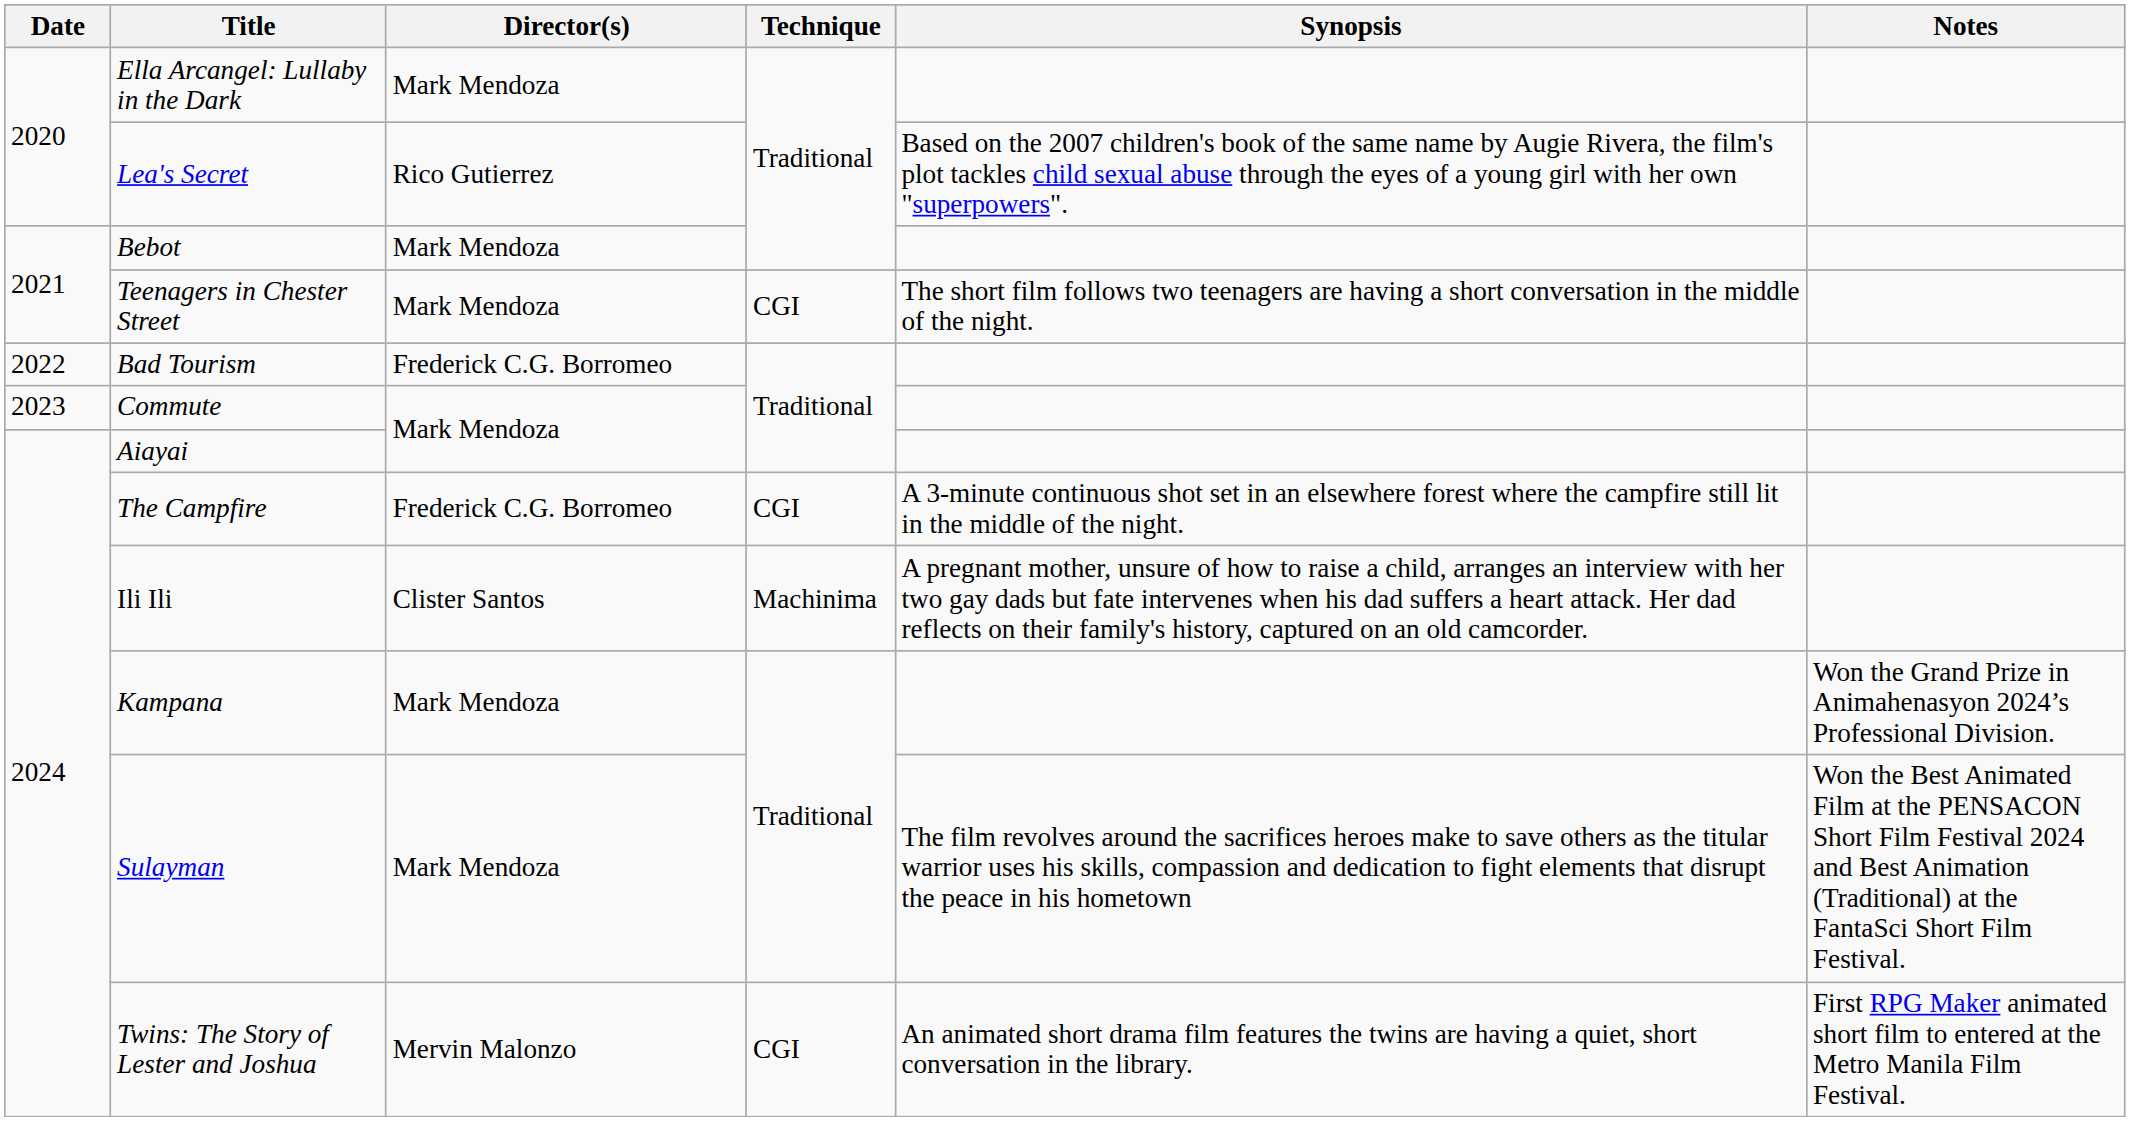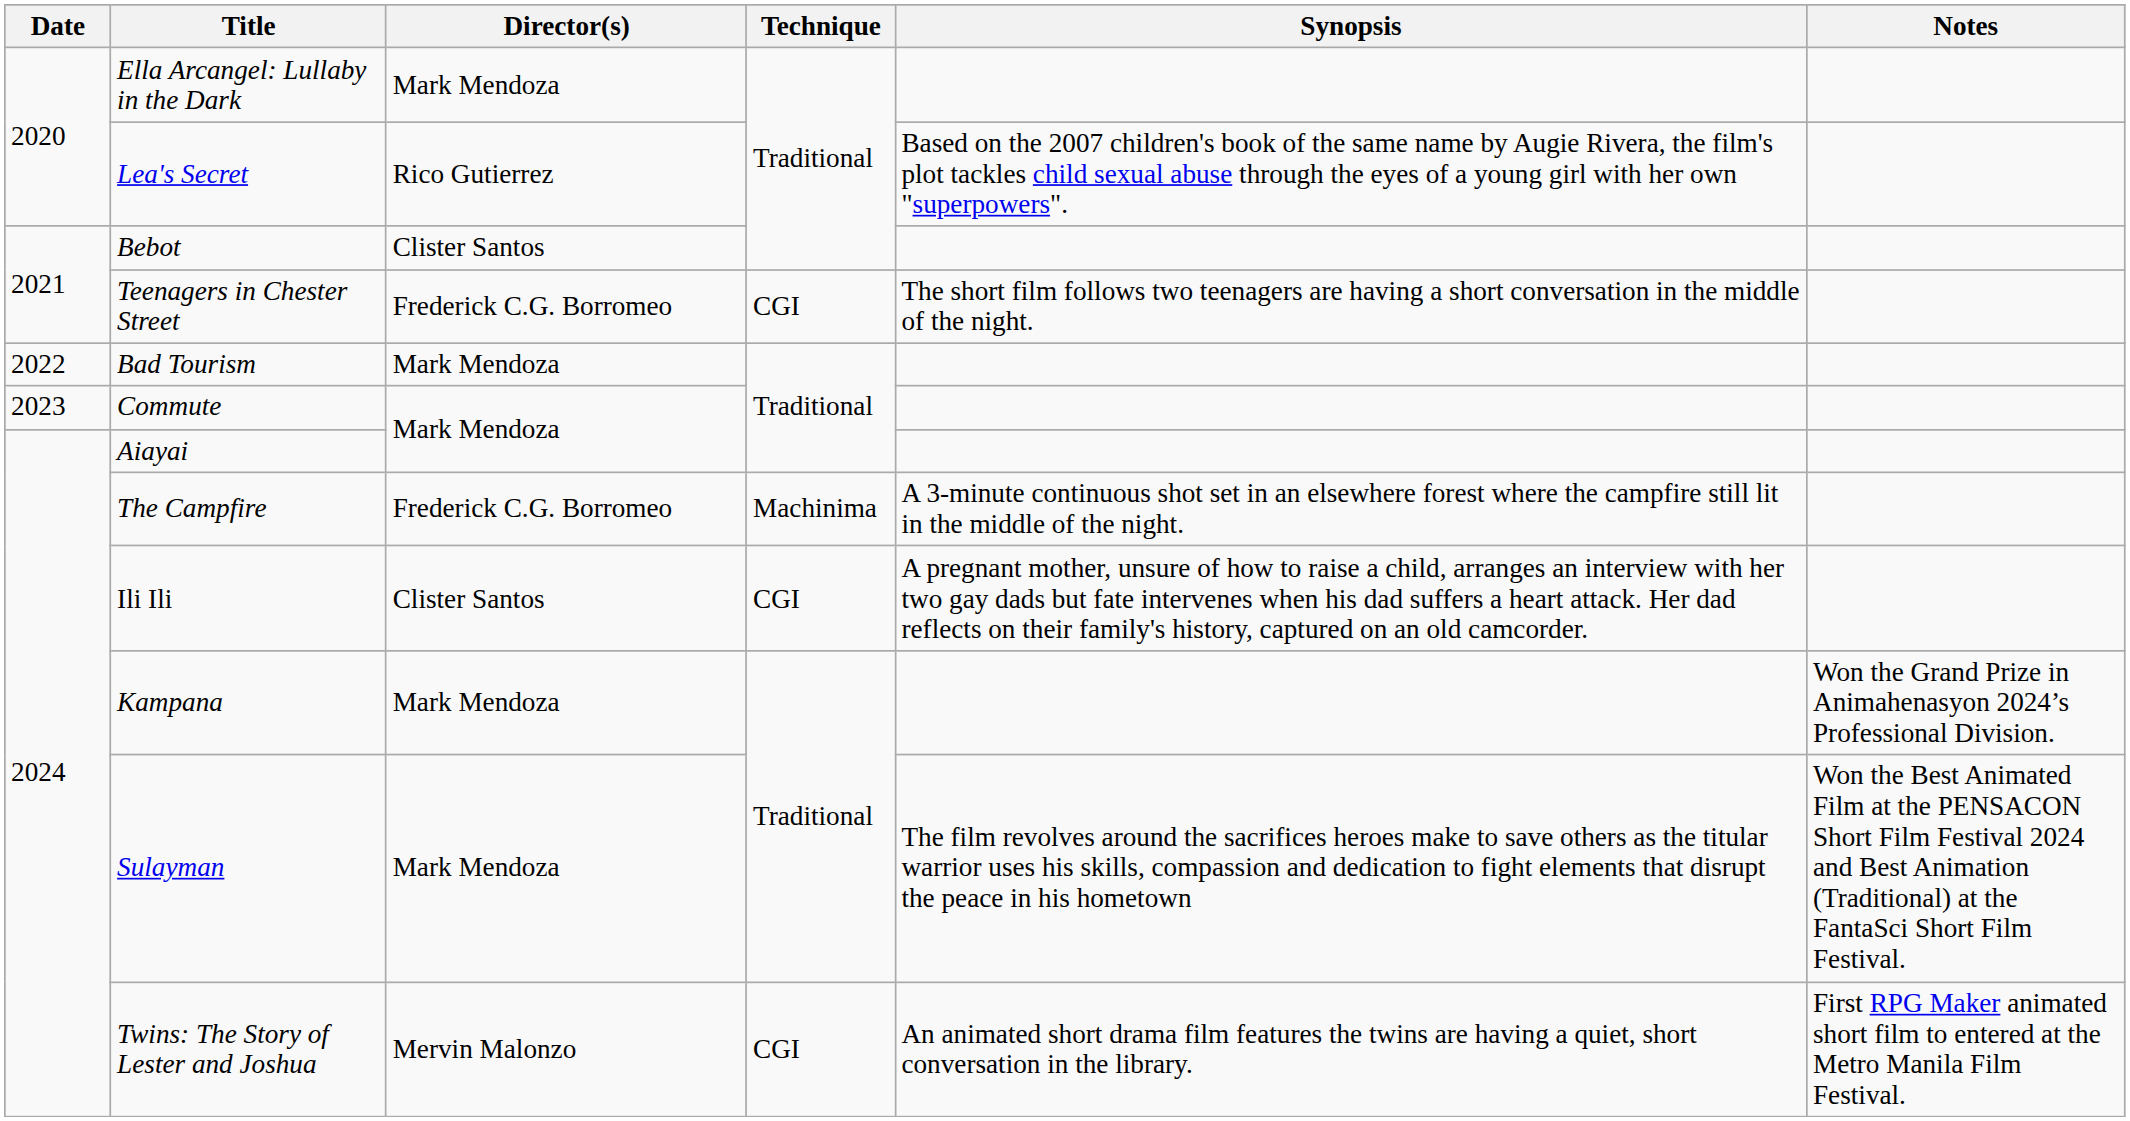(476, 247) Mark Mendoza -> (469, 247) Clister Santos
(476, 305) Mark Mendoza -> (532, 305) Frederick C.G. Borromeo
(532, 364) Frederick C.G. Borromeo -> (476, 364) Mark Mendoza
(776, 508) CGI -> (815, 508) Machinima
(815, 597) Machinima -> (776, 597) CGI
